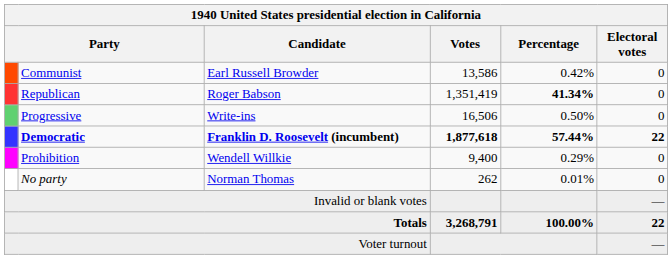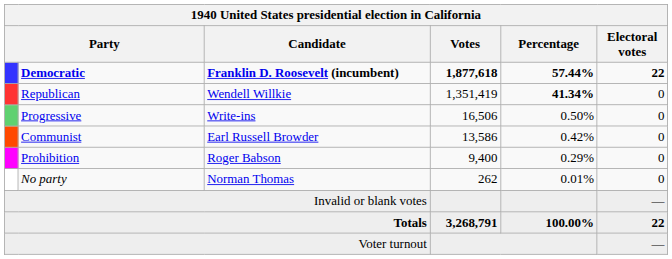rows swapped: (53, 137) <-> (51, 73)
(244, 94) Roger Babson -> (249, 94) Wendell Willkie
(249, 158) Wendell Willkie -> (244, 158) Roger Babson
